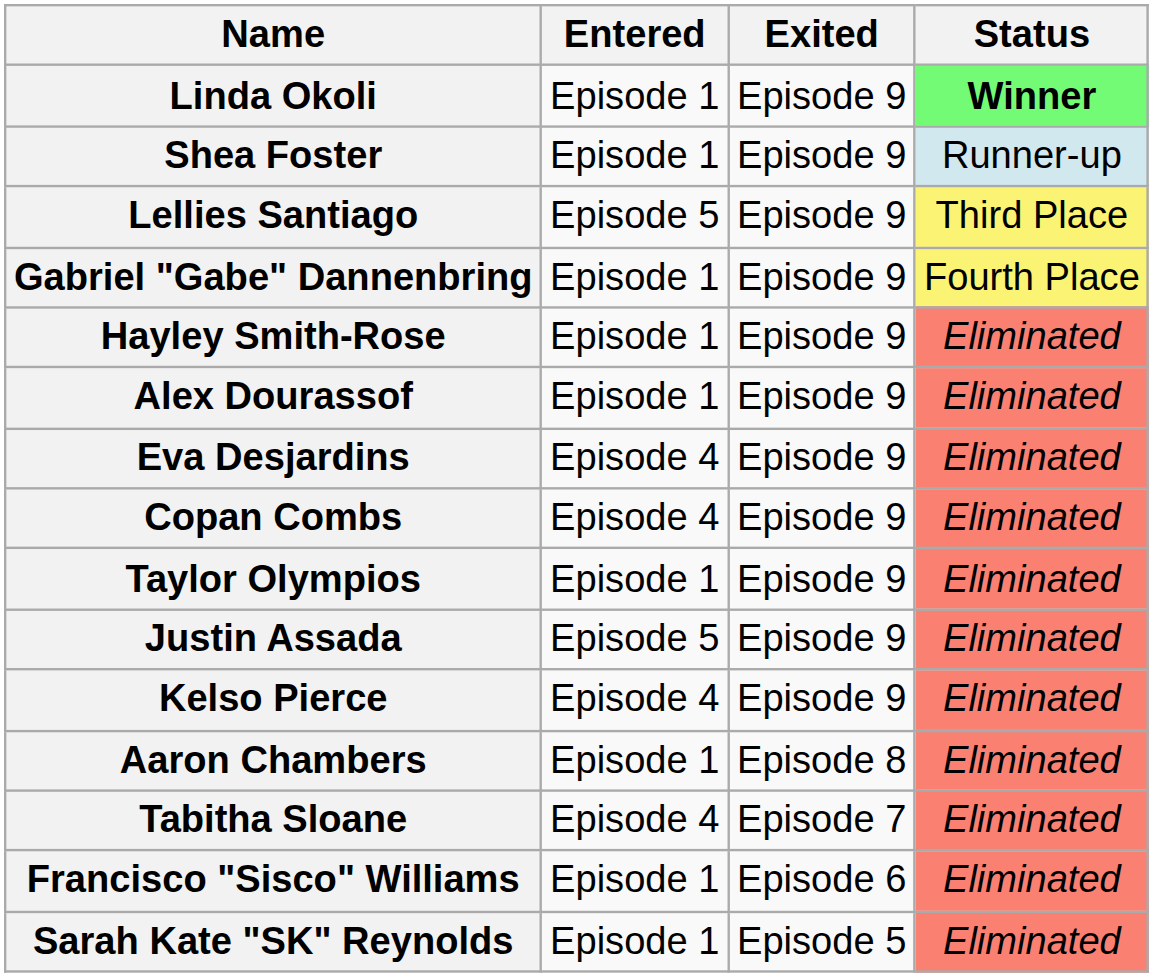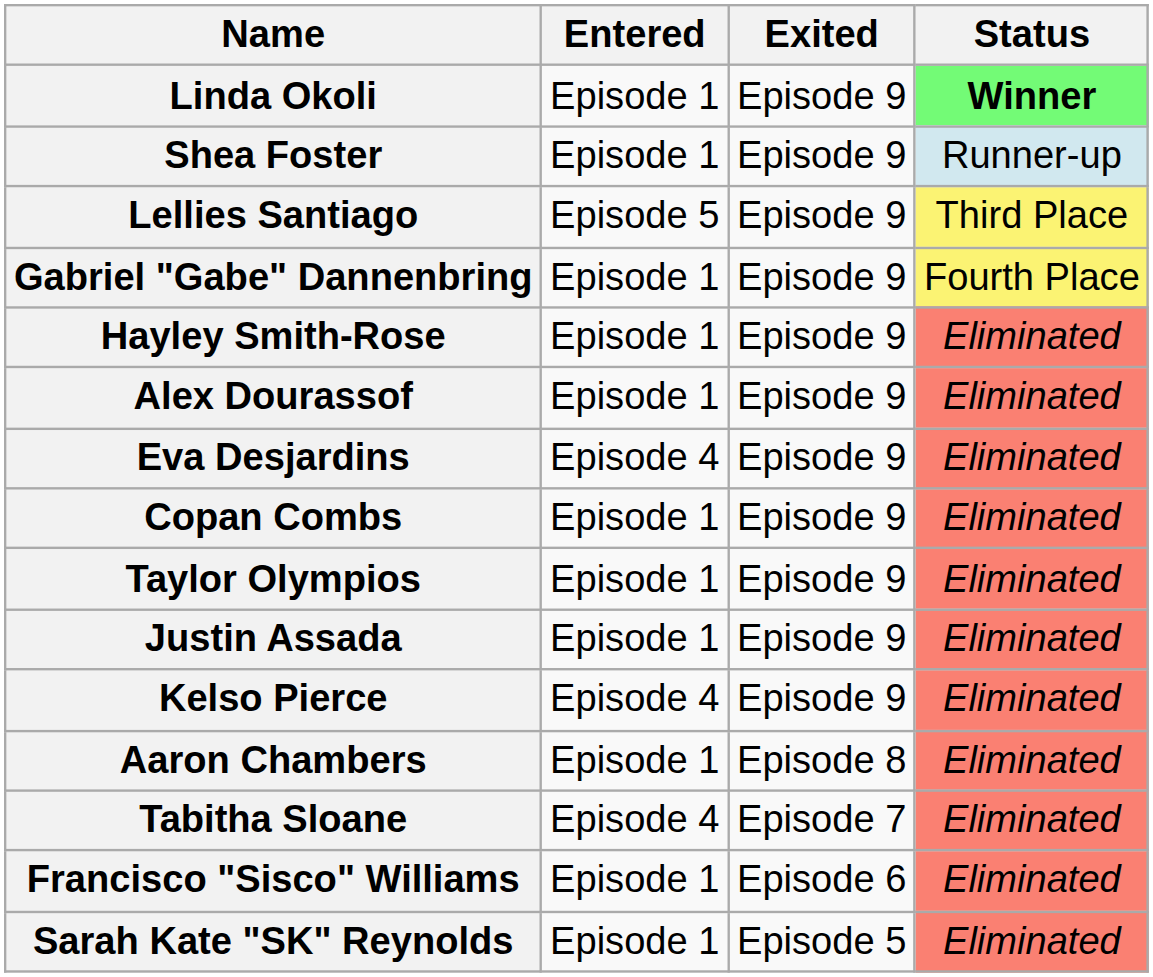(635, 517) Episode 4 -> (635, 517) Episode 1
(635, 638) Episode 5 -> (635, 638) Episode 1
